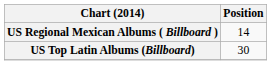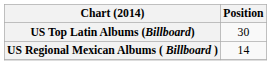rows swapped: (113, 50) <-> (113, 32)
